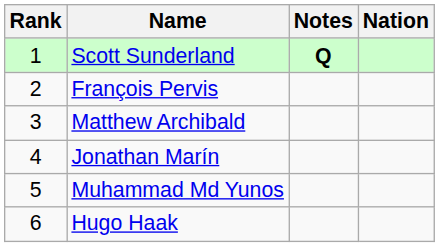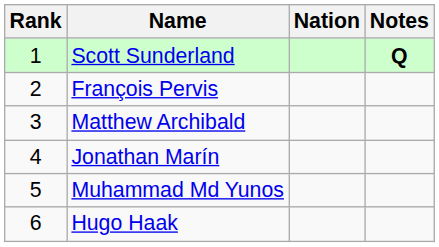columns swapped: (396, 21) <-> (323, 21)
